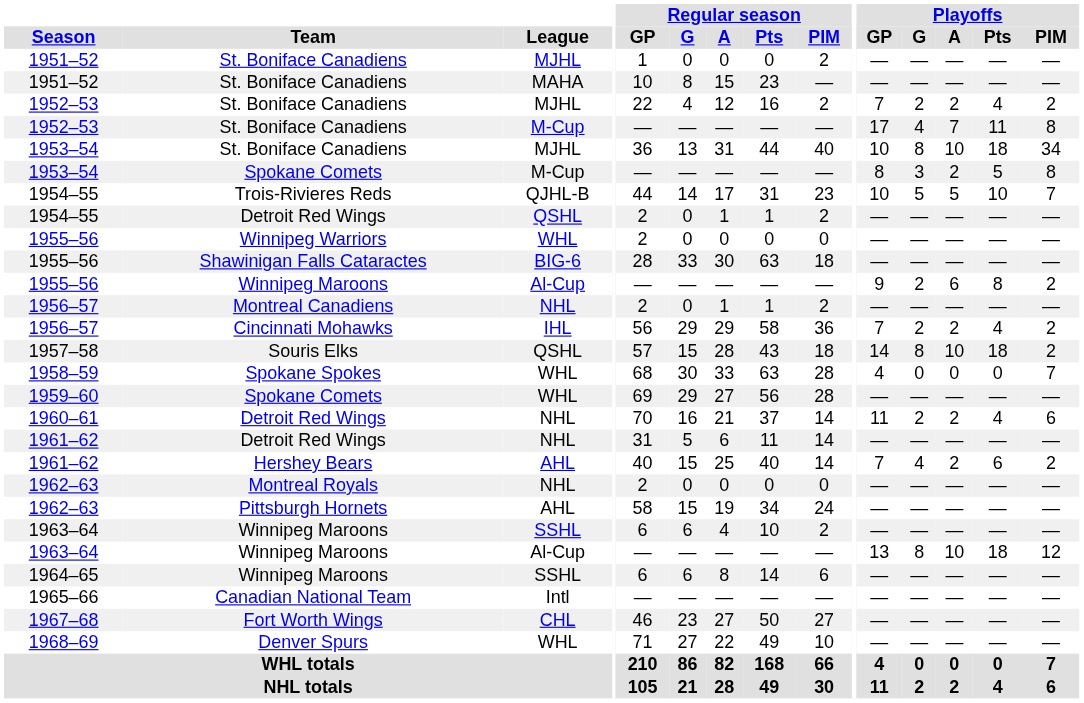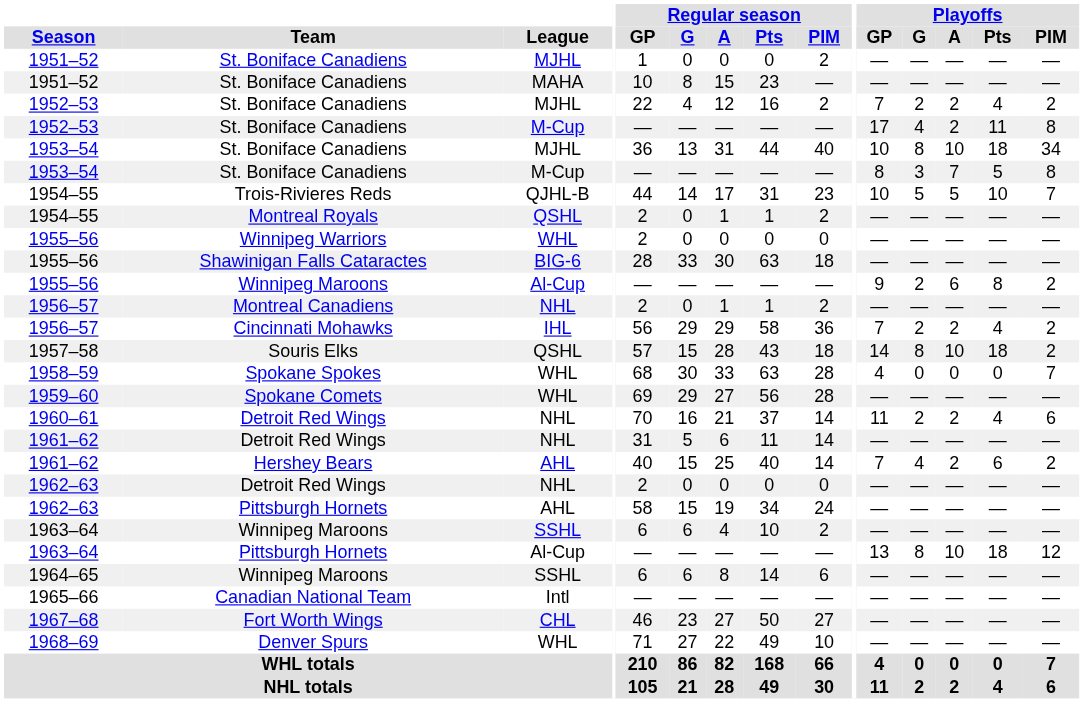(954, 127) 7 -> (954, 127) 2
(313, 171) Spokane Comets -> (313, 171) St. Boniface Canadiens
(954, 171) 2 -> (954, 171) 7
(313, 216) Detroit Red Wings -> (313, 216) Montreal Royals
(313, 485) Montreal Royals -> (313, 485) Detroit Red Wings
(313, 552) Winnipeg Maroons -> (313, 552) Pittsburgh Hornets
